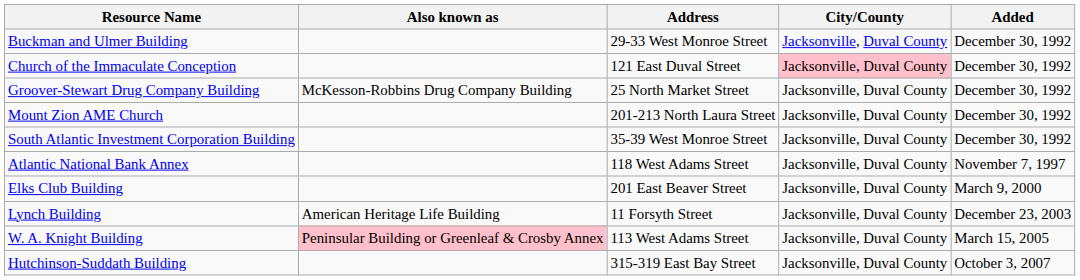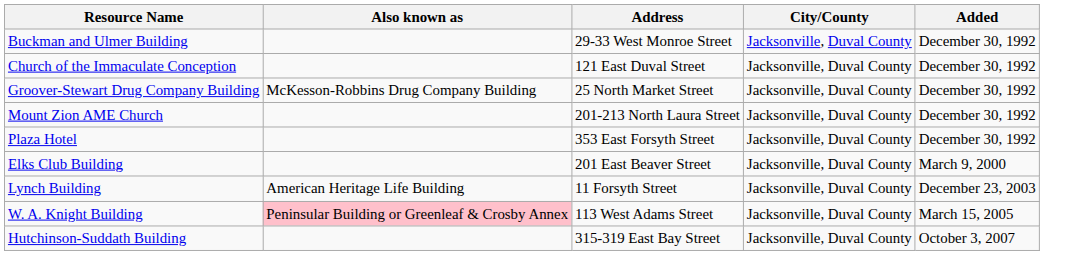(865, 66) pink background -> (829, 66) no background
+ row: (42, 139)
- row: (151, 139)
- row: (98, 164)
